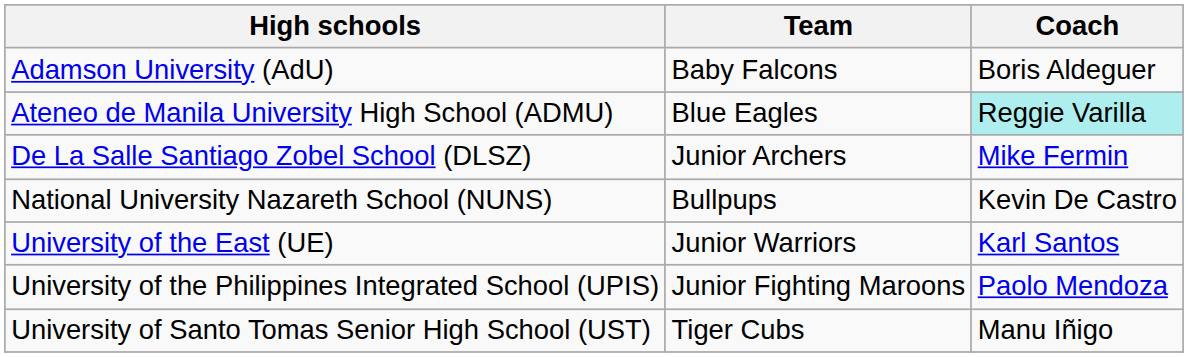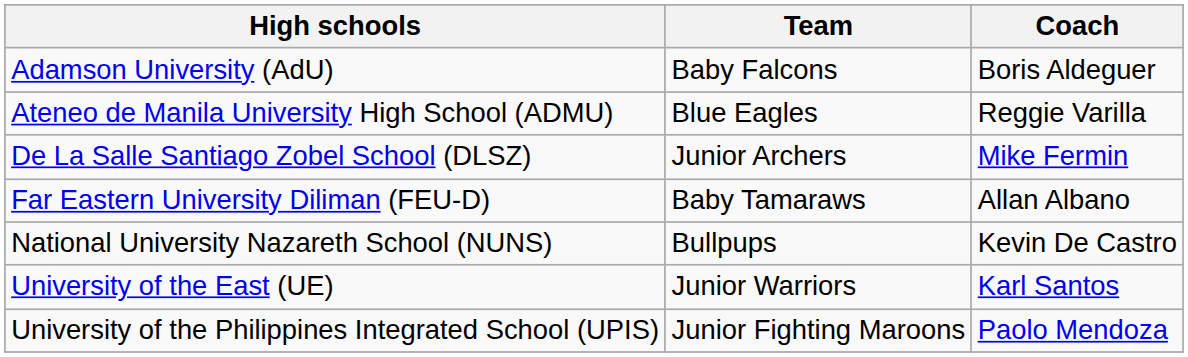(1062, 112) paleturquoise background -> (1062, 112) no background
+ row: (251, 199)
- row: (331, 329)
